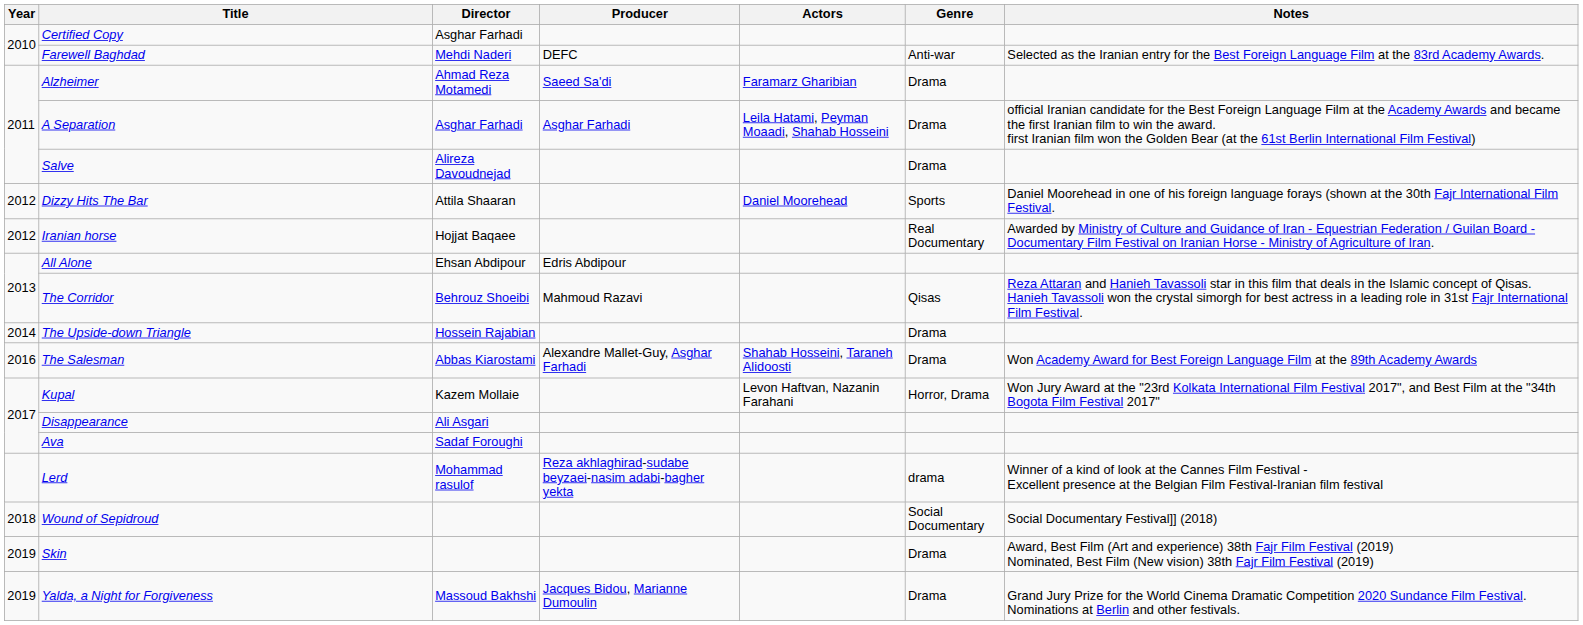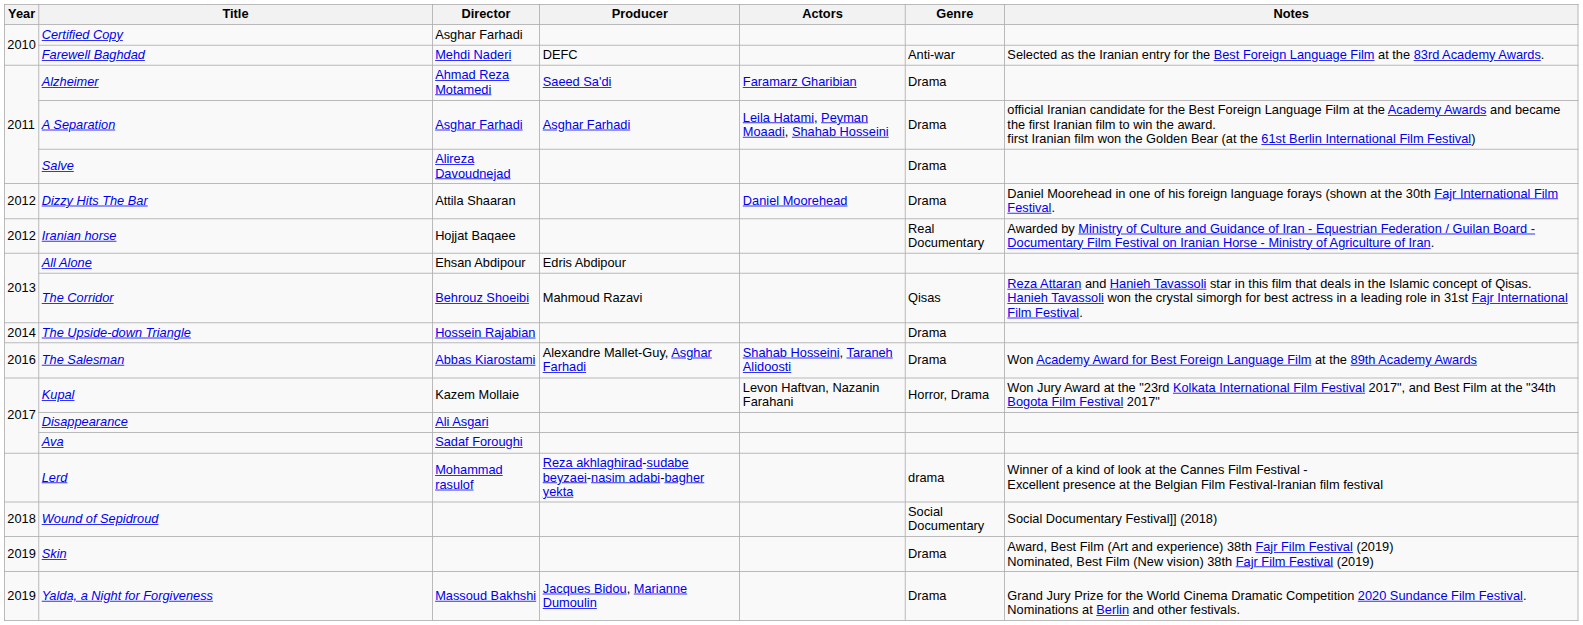(927, 201) Sports -> (927, 201) Drama
